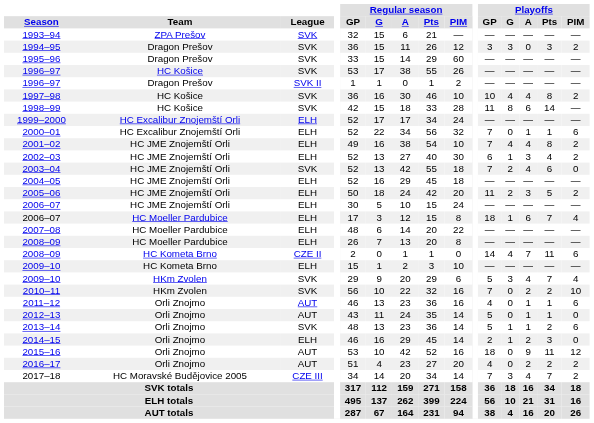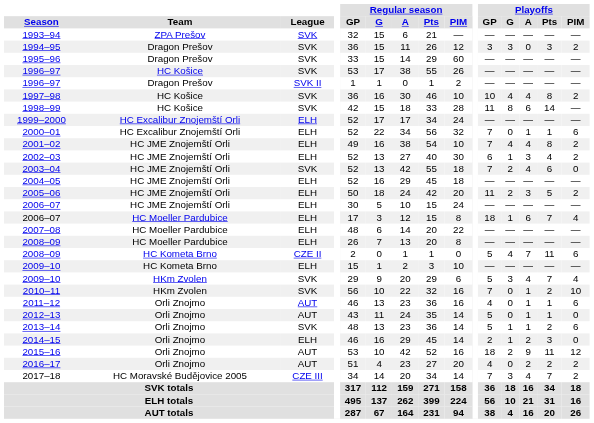(490, 254) 14 -> (490, 254) 5
(528, 290) 2 -> (528, 290) 1
(510, 351) 0 -> (510, 351) 2
